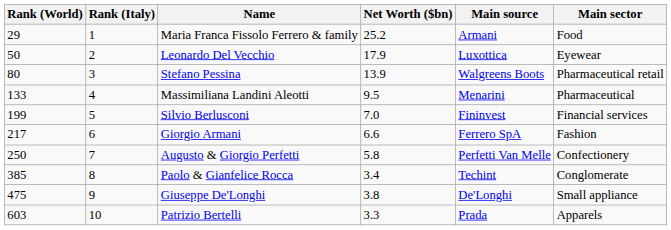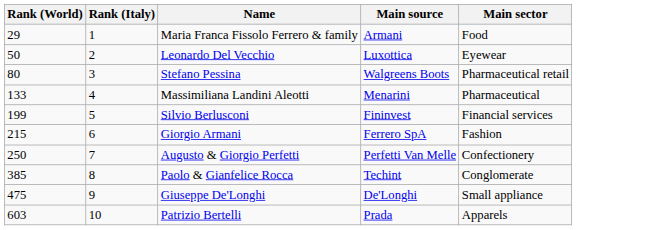- column: (408, 14)
(17, 134) 217 -> (17, 134) 215
